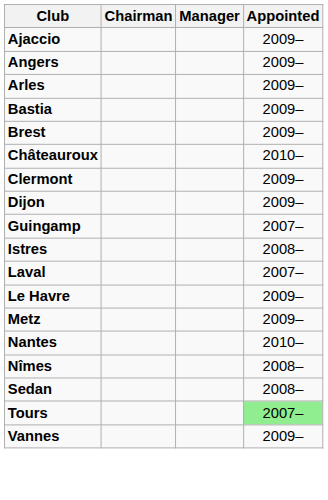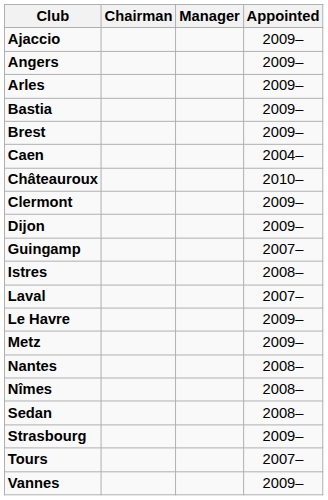+ row: (26, 156)
(283, 343) 2010– -> (283, 366) 2008–
+ row: (47, 436)
(283, 413) lightgreen background -> (283, 459) no background
